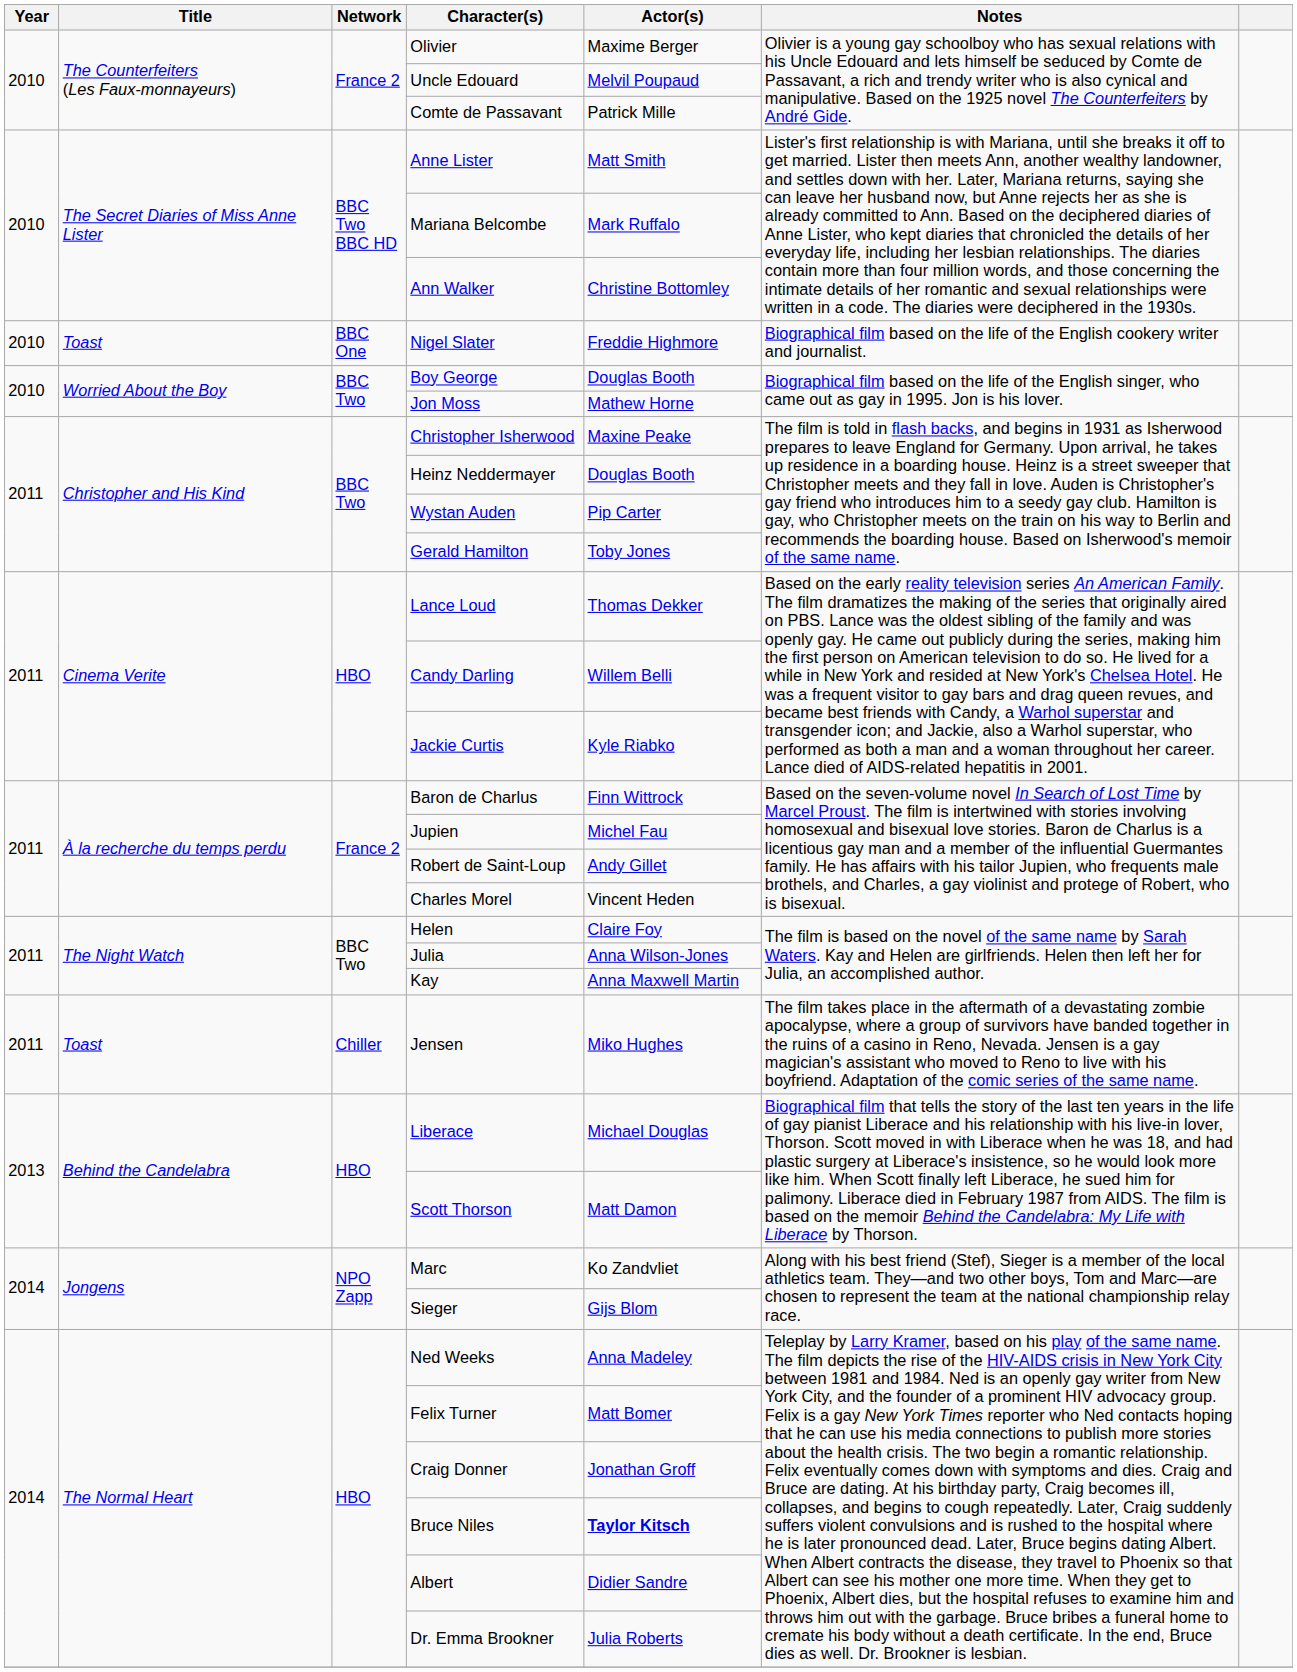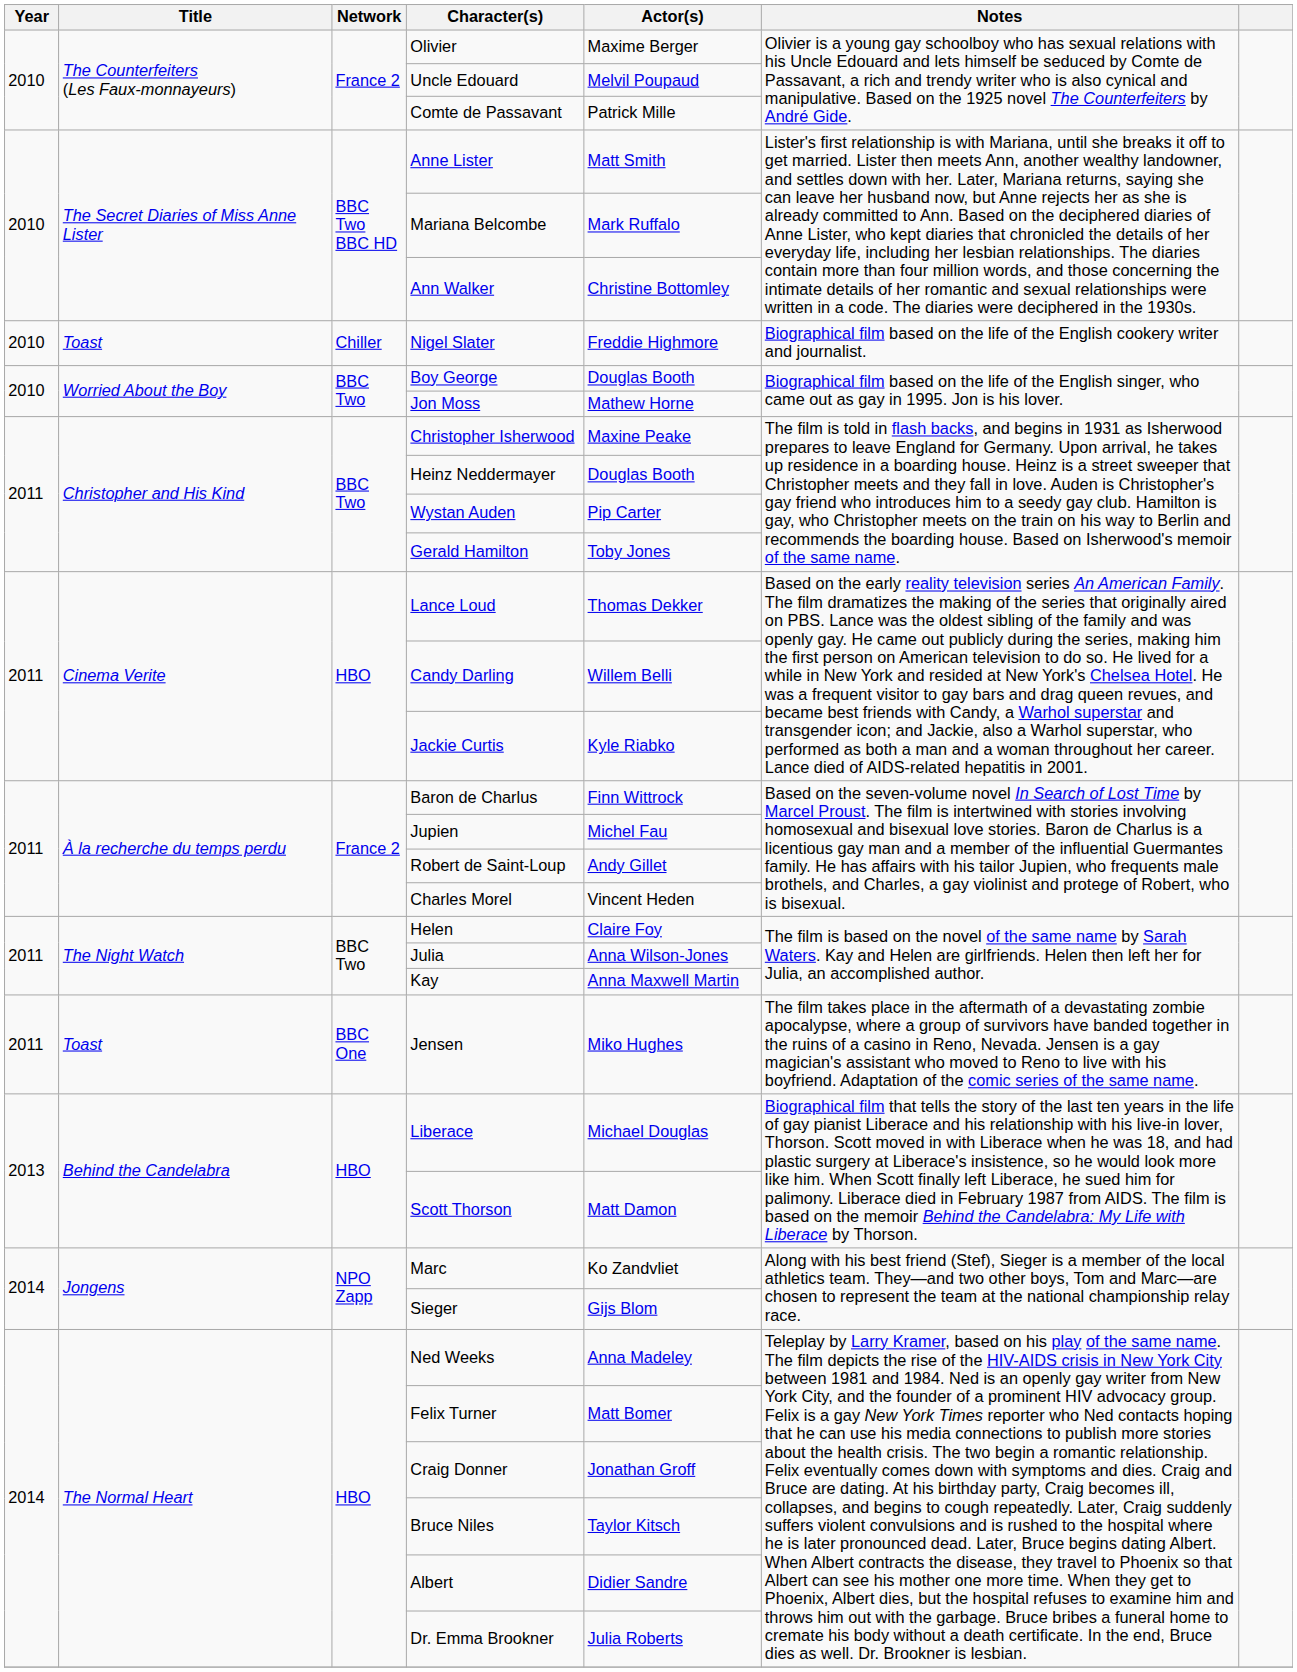(352, 342) BBC One -> (359, 342) Chiller
(359, 1044) Chiller -> (352, 1044) BBC One
(639, 1526) bold -> (634, 1526) normal
